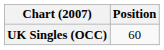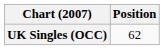(135, 34) 60 -> (135, 34) 62
